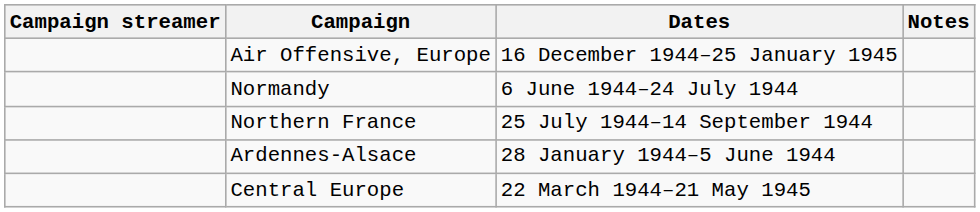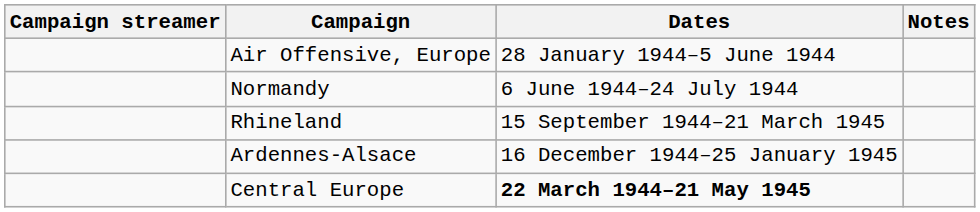(699, 55) 16 December 1944–25 January 1945 -> (668, 55) 28 January 1944–5 June 1944
- row: (323, 123)
+ row: (286, 123)
(668, 156) 28 January 1944–5 June 1944 -> (699, 156) 16 December 1944–25 January 1945
(656, 190) normal -> (656, 190) bold
